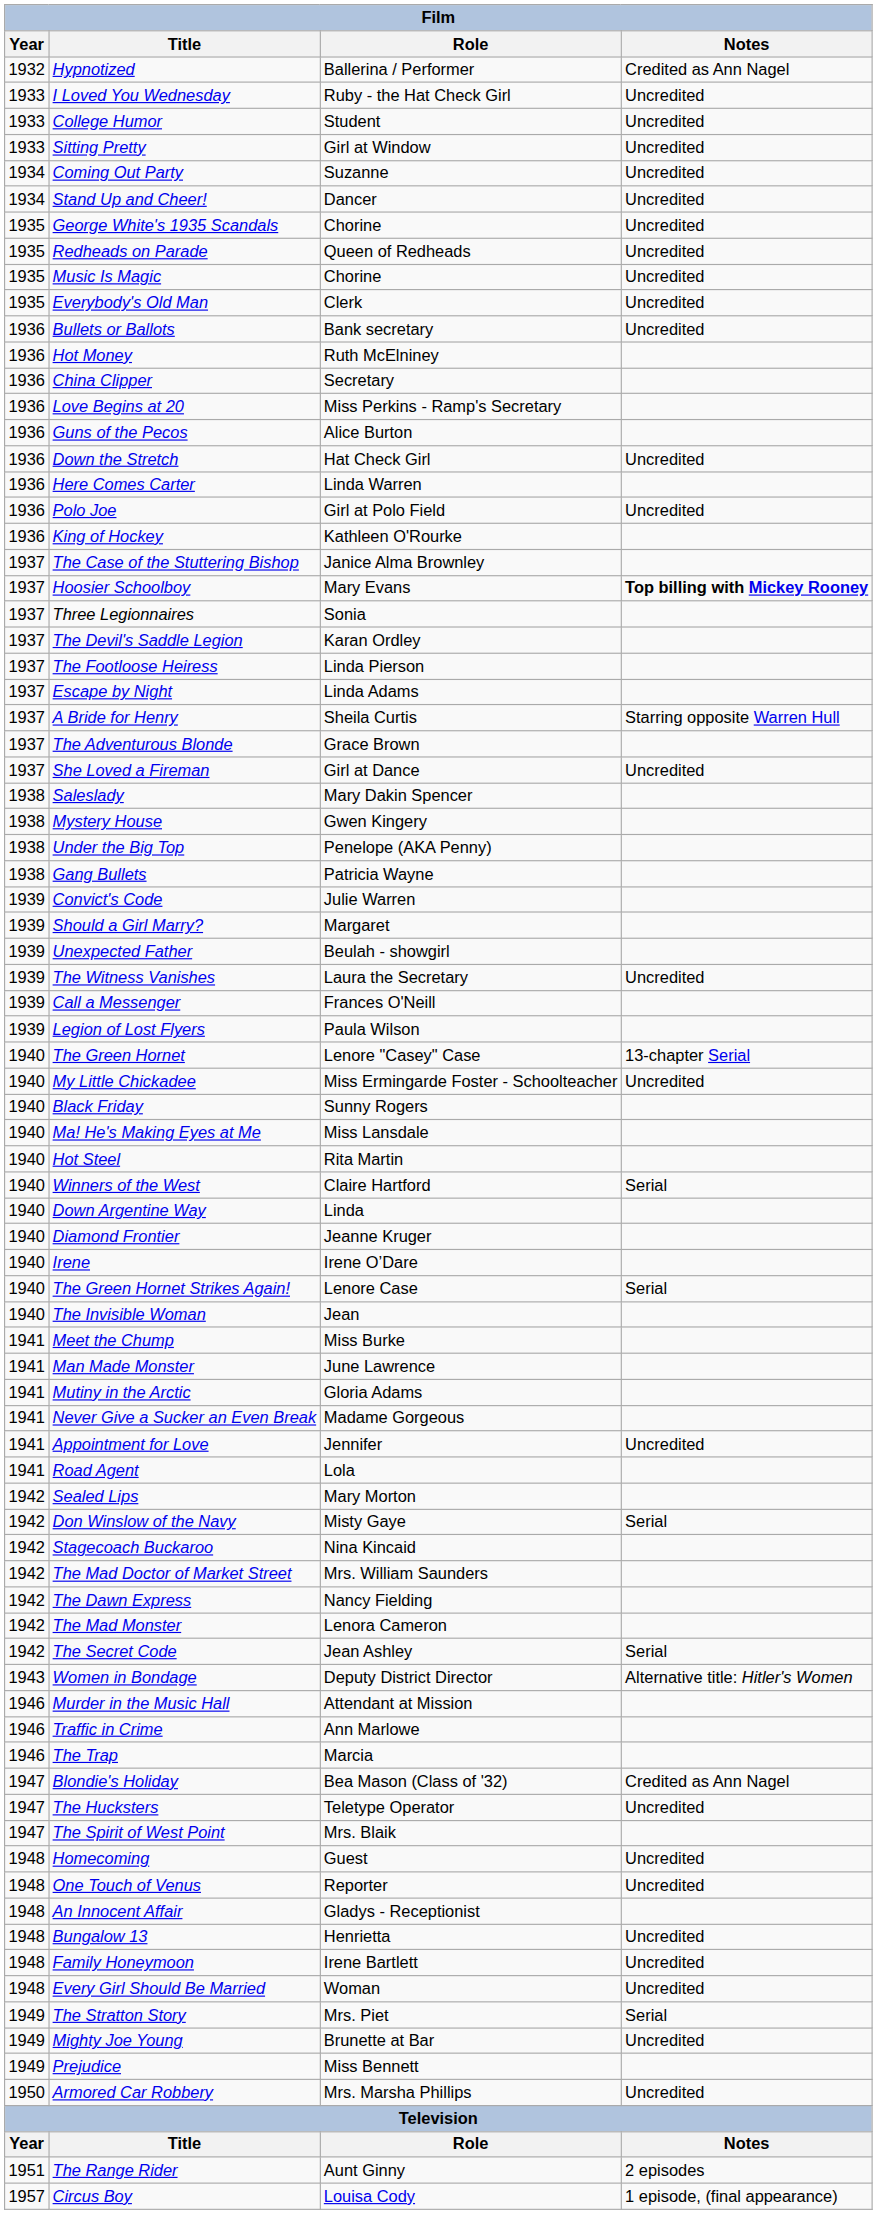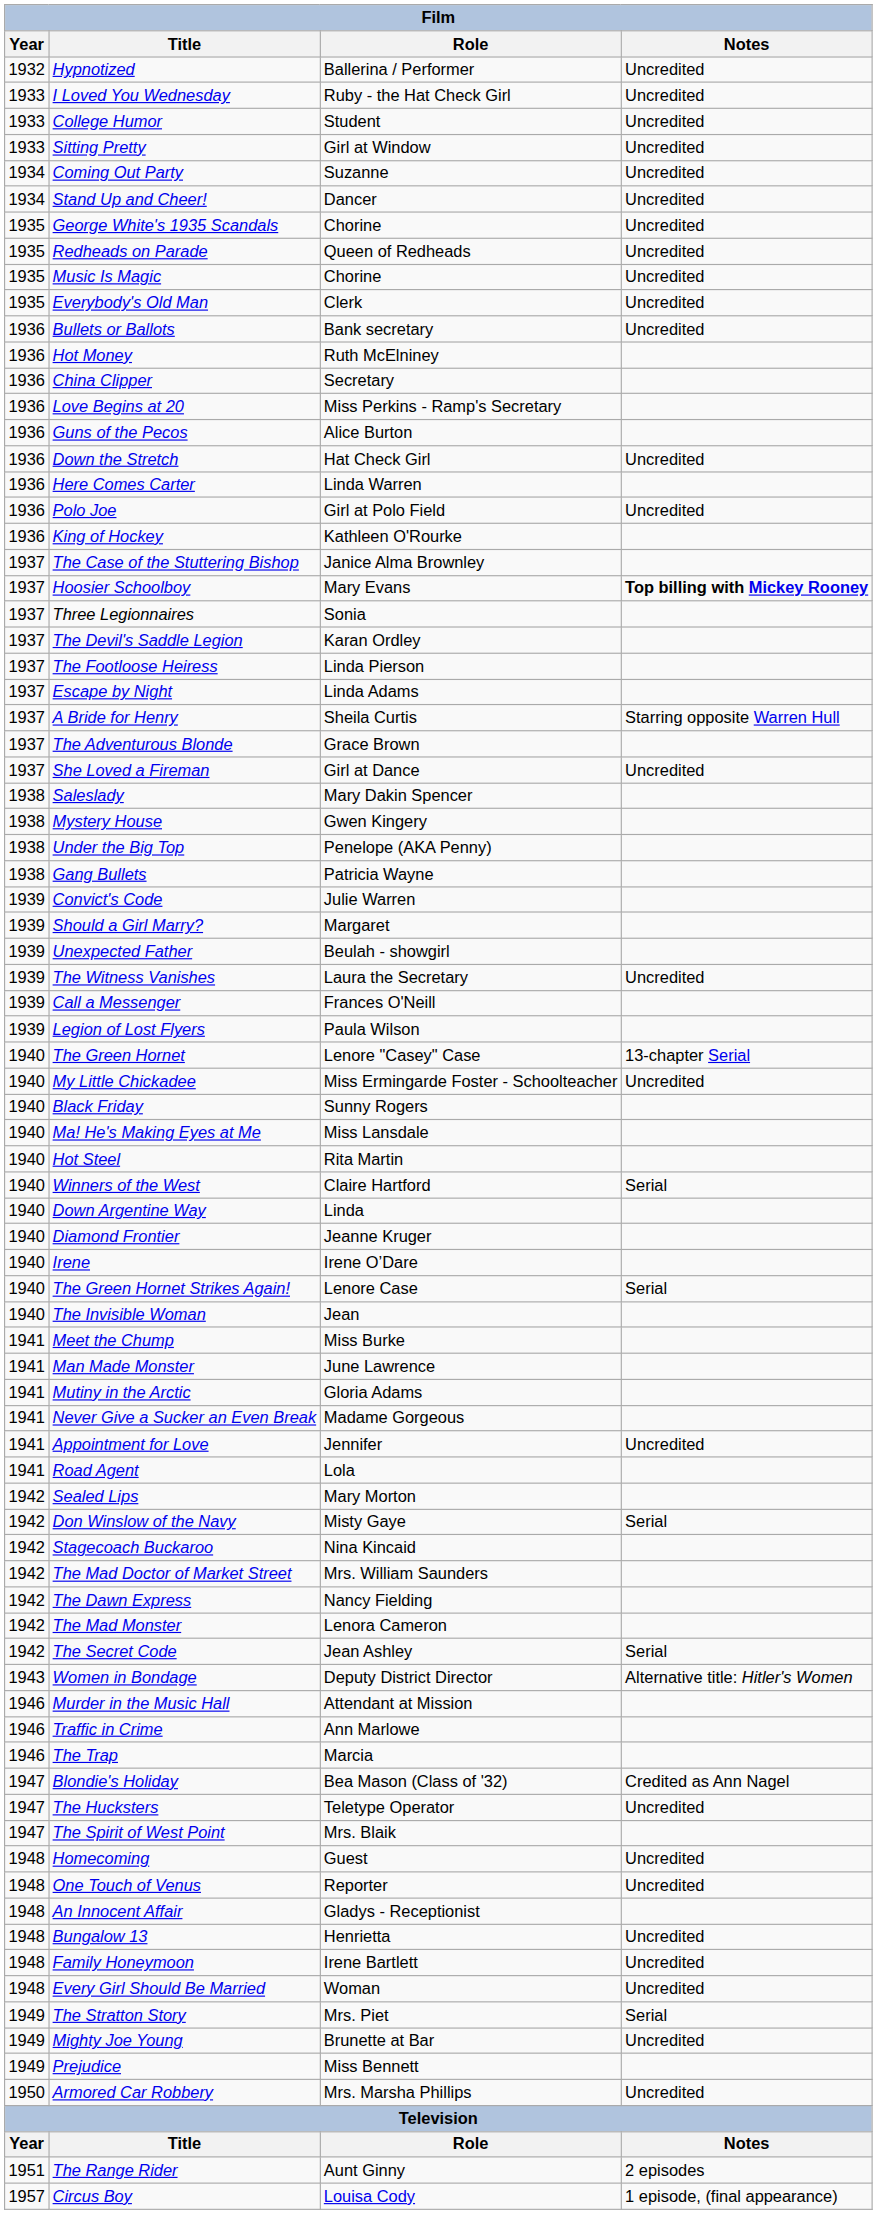(707, 70) Credited as Ann Nagel -> (665, 70) Uncredited
